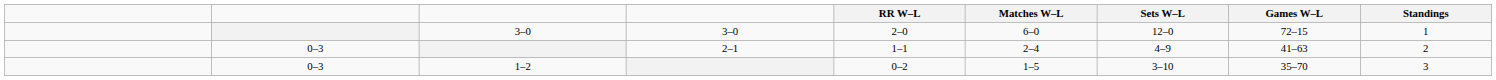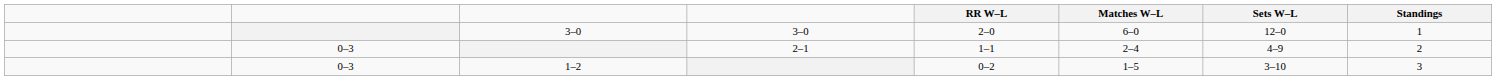- column: (1294, 13)
